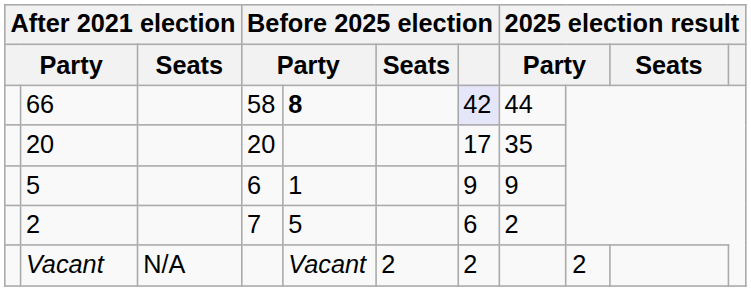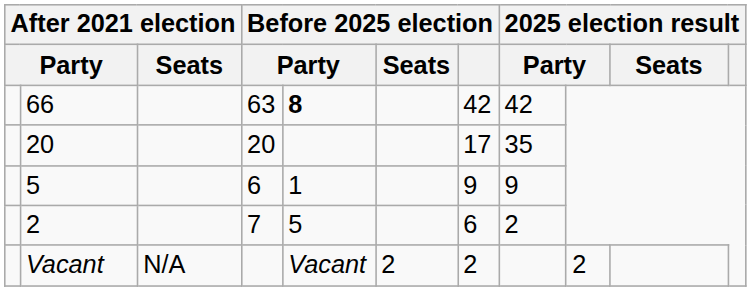(261, 104) 58 -> (261, 104) 63
(477, 104) lavender background -> (477, 104) no background
(519, 104) 44 -> (519, 104) 42
